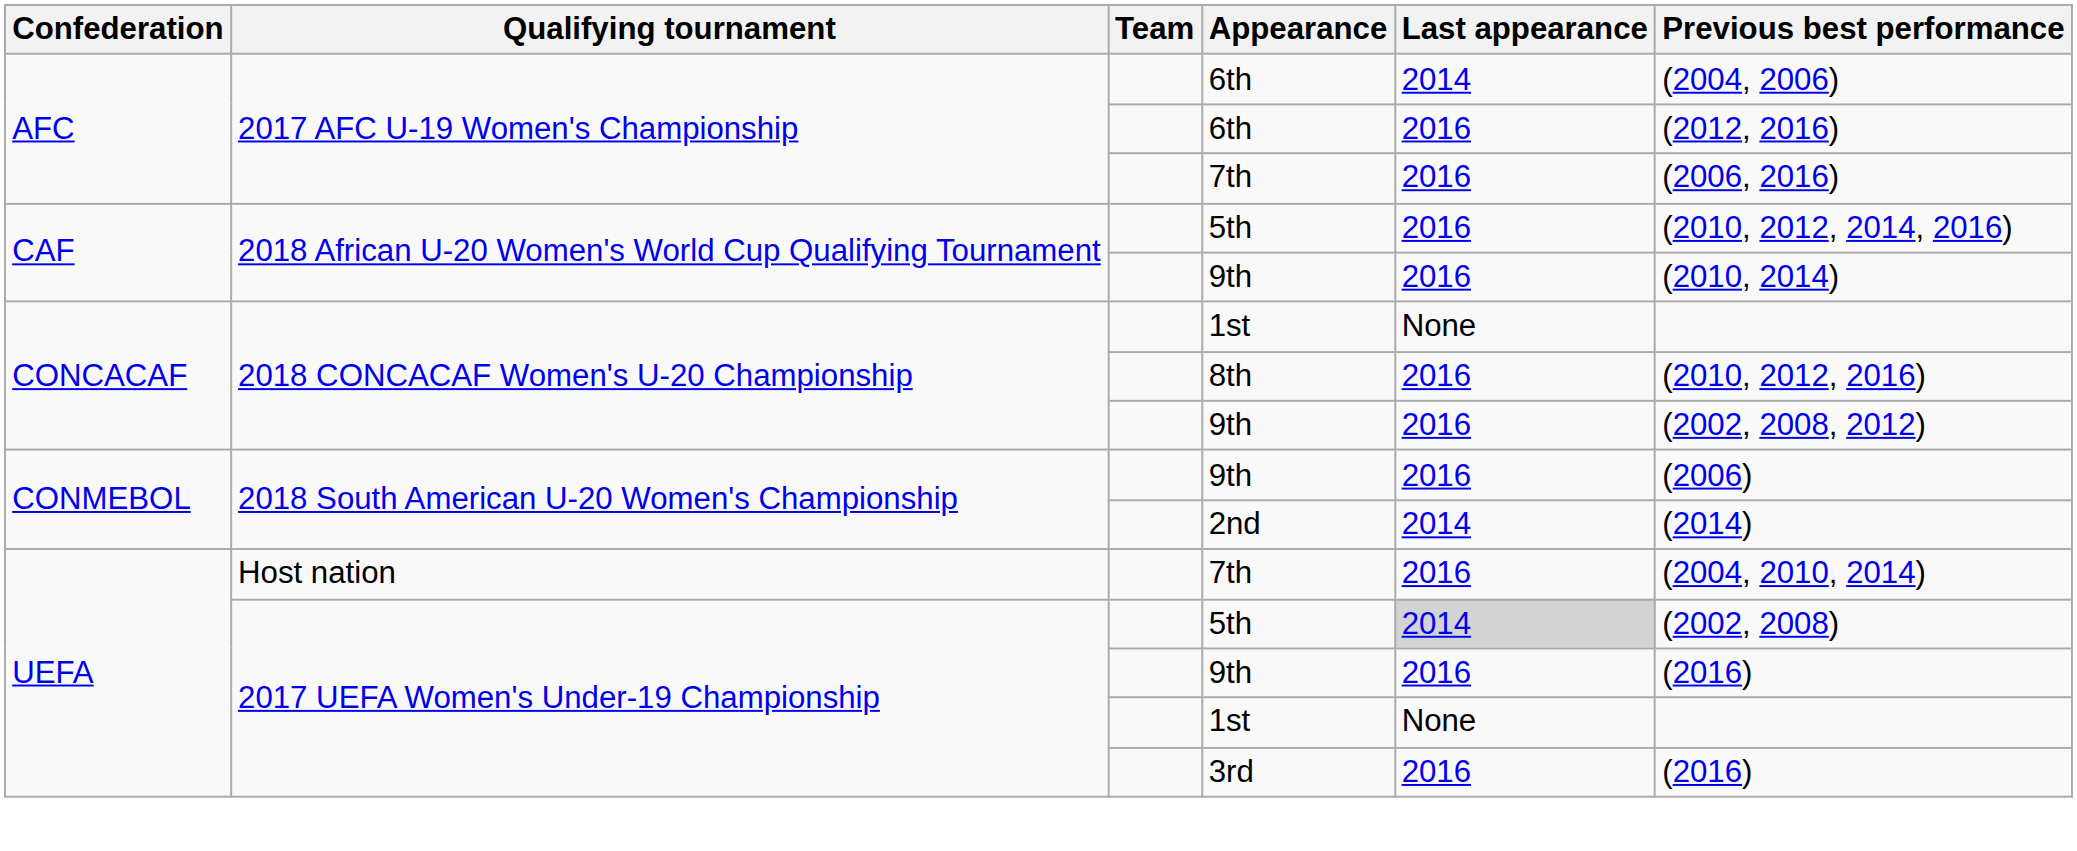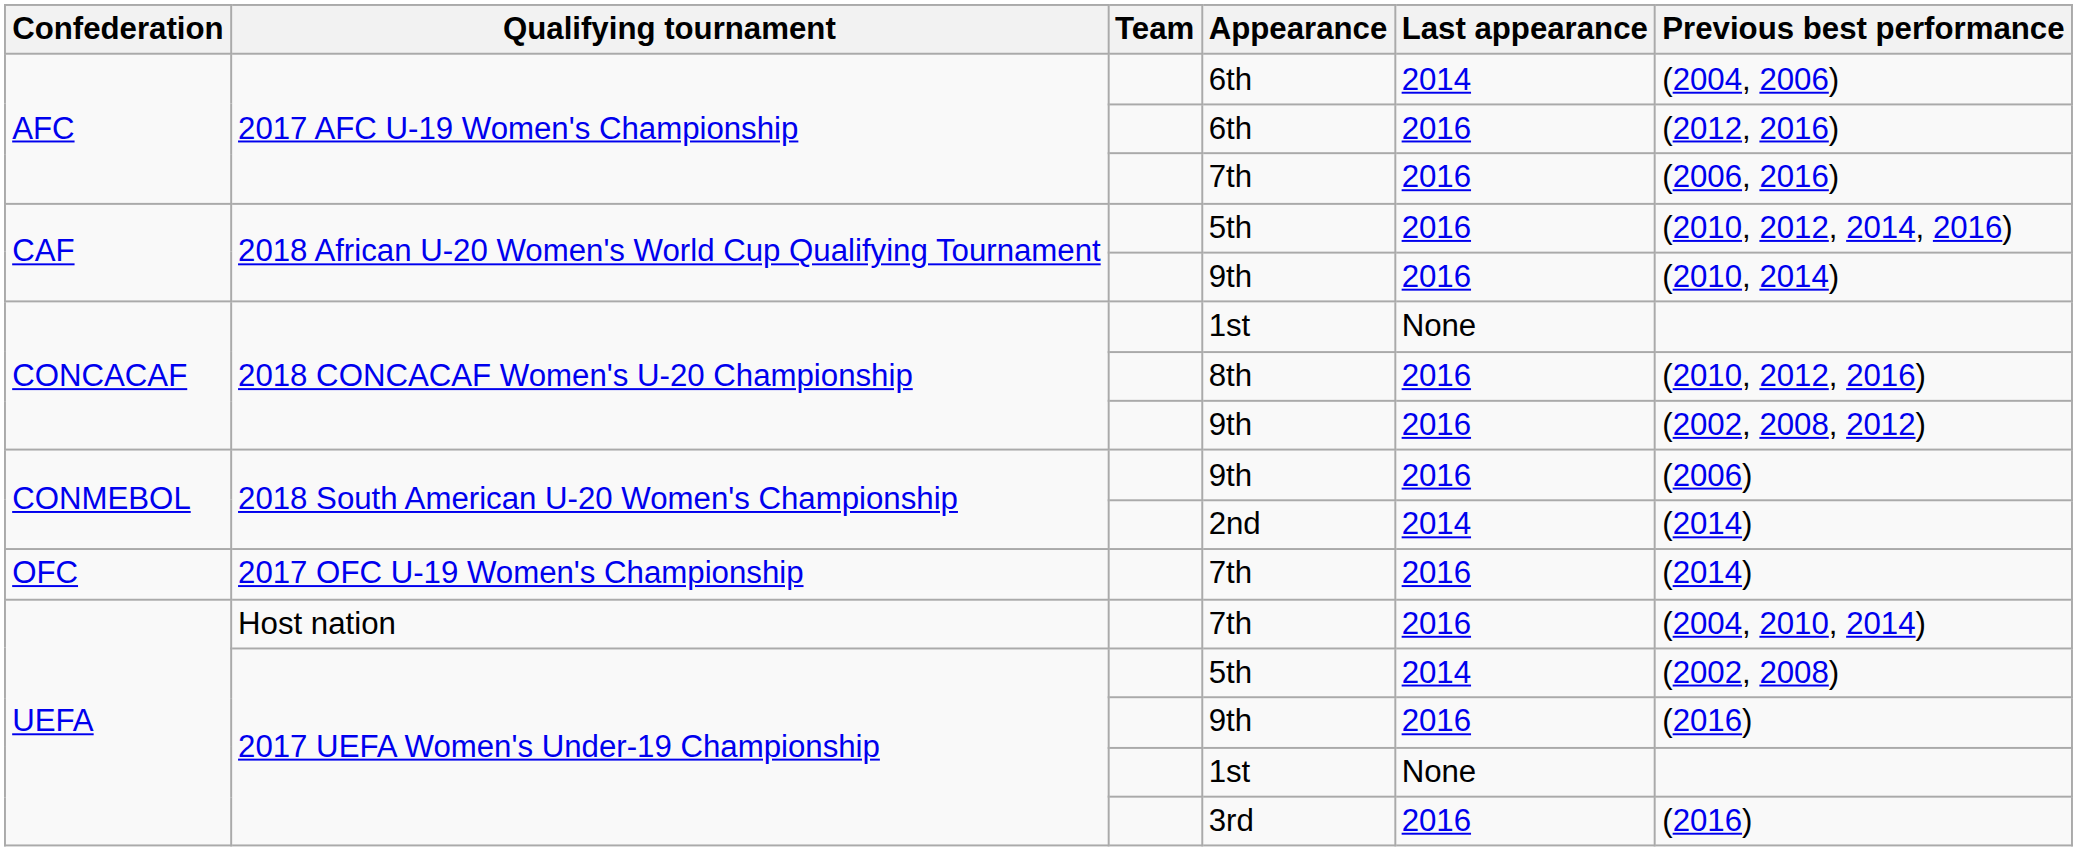+ row: (521, 573)
(1436, 623) lightgrey background -> (1436, 672) no background
